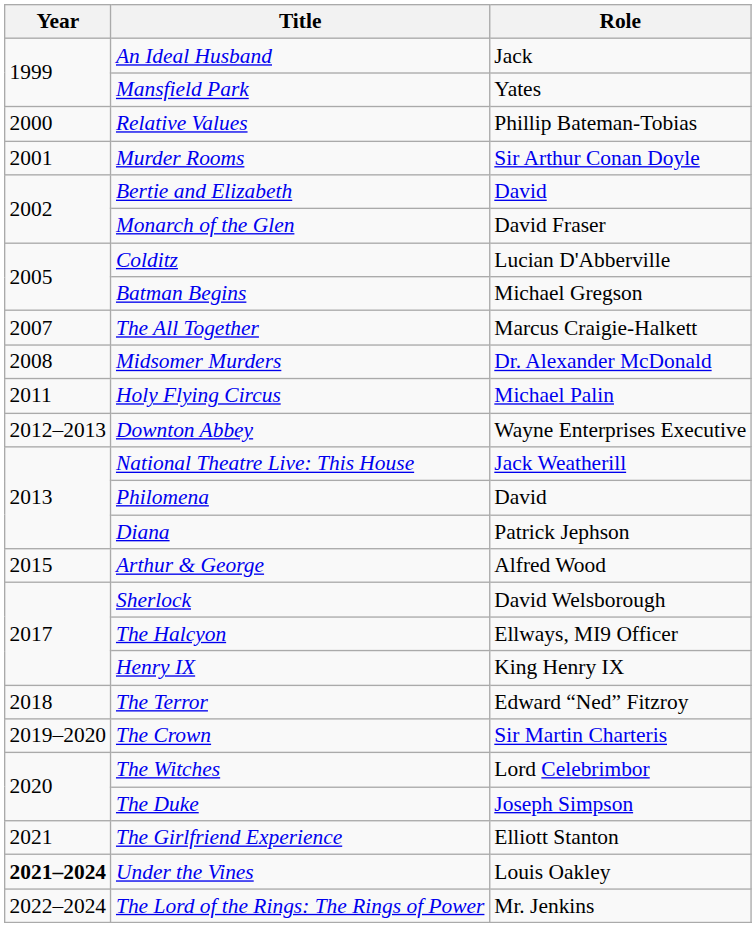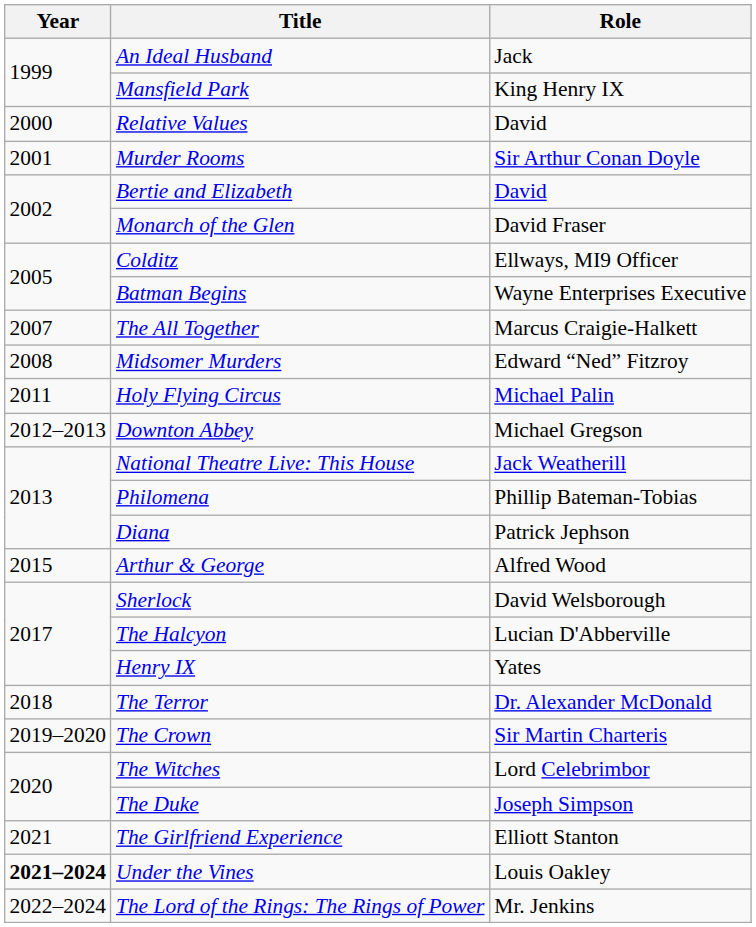(518, 89) Yates -> (559, 89) King Henry IX
(596, 123) Phillip Bateman-Tobias -> (521, 123) David
(582, 259) Lucian D'Abberville -> (586, 259) Ellways, MI9 Officer
(568, 293) Michael Gregson -> (620, 293) Wayne Enterprises Executive
(603, 361) Dr. Alexander McDonald -> (591, 361) Edward “Ned” Fitzroy
(620, 429) Wayne Enterprises Executive -> (568, 429) Michael Gregson
(521, 497) David -> (596, 497) Phillip Bateman-Tobias
(586, 633) Ellways, MI9 Officer -> (582, 633) Lucian D'Abberville
(559, 667) King Henry IX -> (518, 667) Yates
(591, 701) Edward “Ned” Fitzroy -> (603, 701) Dr. Alexander McDonald
